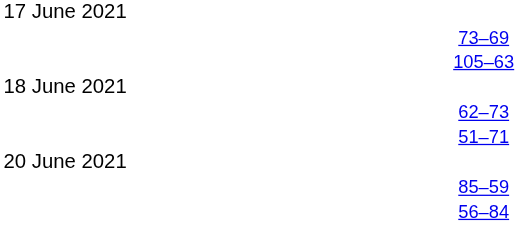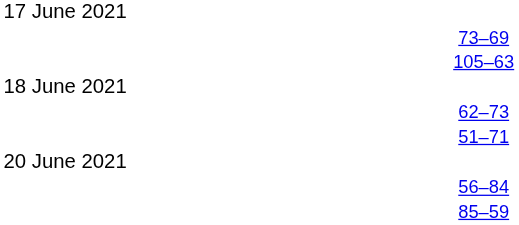rows swapped: (202, 211) <-> (202, 187)
